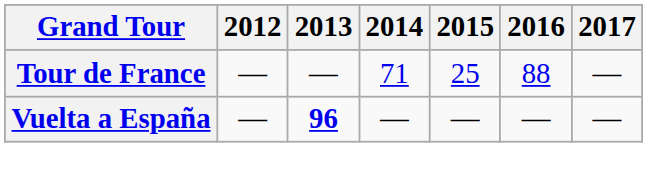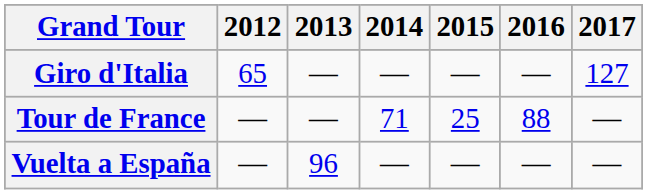+ row: (111, 73)
(324, 118) bold -> (324, 164) normal
